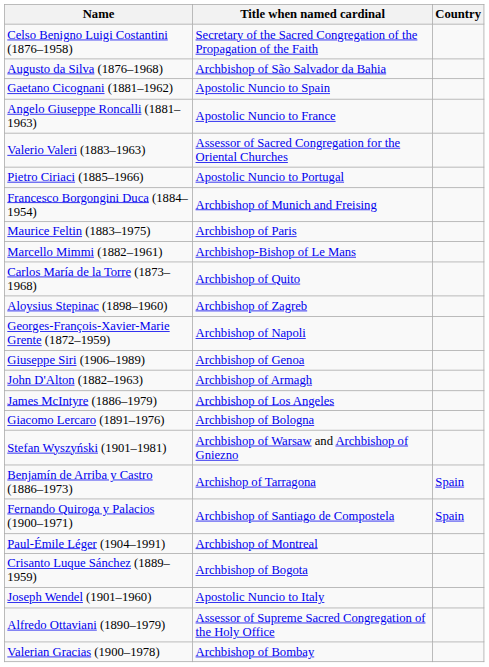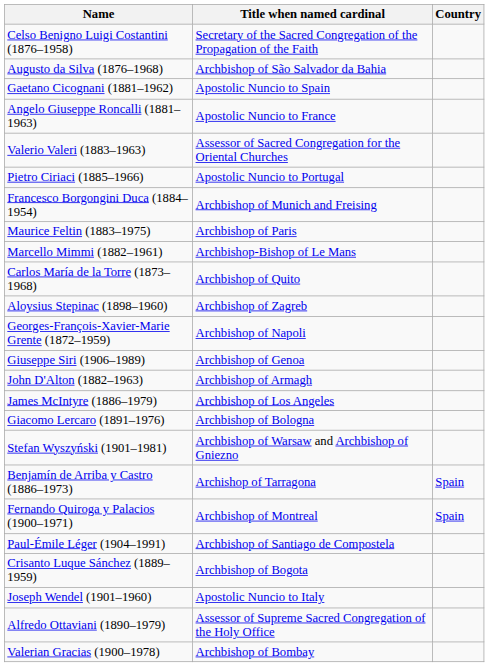(295, 516) Archbishop of Santiago de Compostela -> (257, 516) Archbishop of Montreal
(257, 543) Archbishop of Montreal -> (295, 543) Archbishop of Santiago de Compostela
